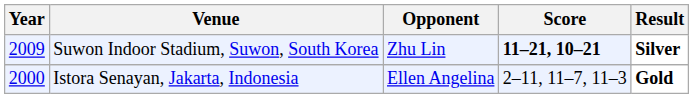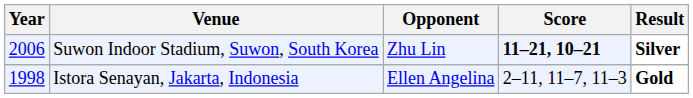(27, 49) 2009 -> (27, 49) 2006
(27, 79) 2000 -> (27, 79) 1998
